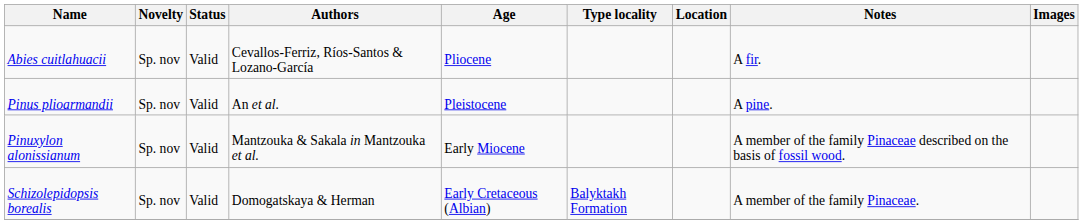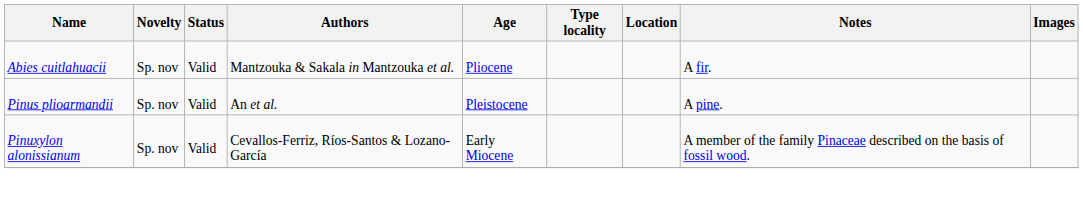(317, 59) Cevallos-Ferriz, Ríos-Santos & Lozano-García -> (342, 67) Mantzouka & Sakala in Mantzouka et al.
(329, 148) Mantzouka & Sakala in Mantzouka et al. -> (340, 148) Cevallos-Ferriz, Ríos-Santos & Lozano-García
- row: (53, 201)
